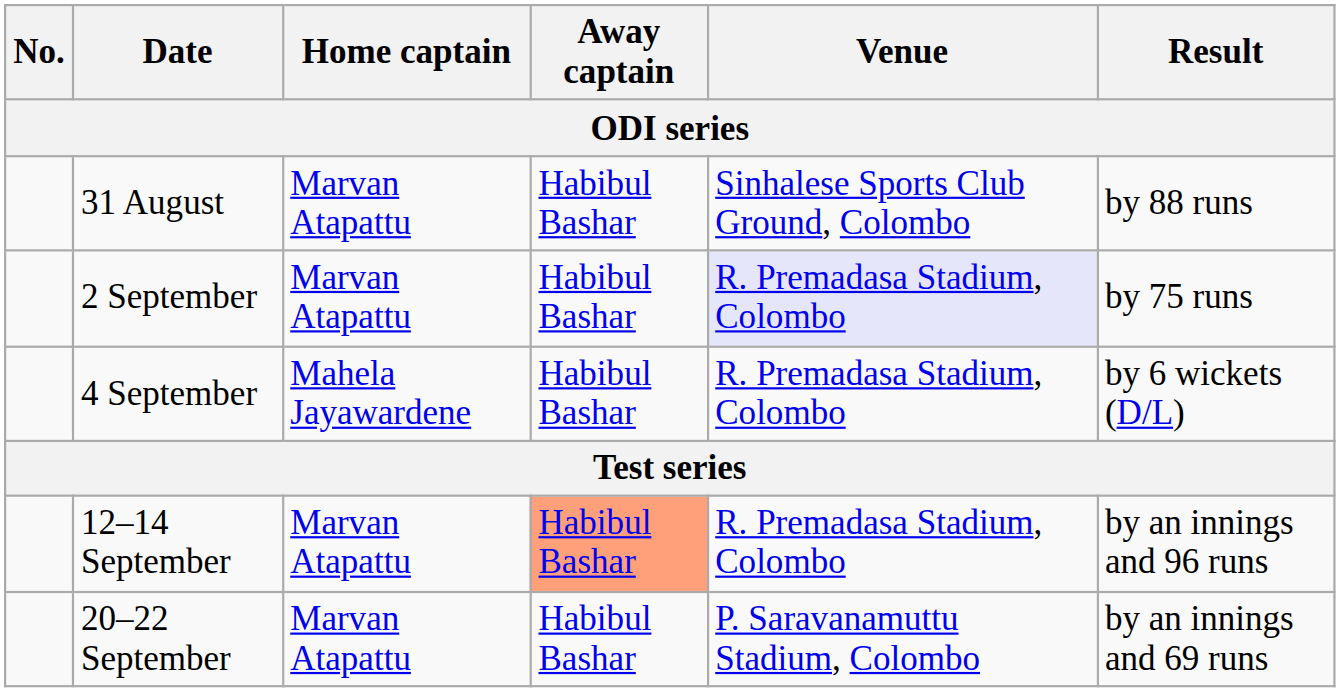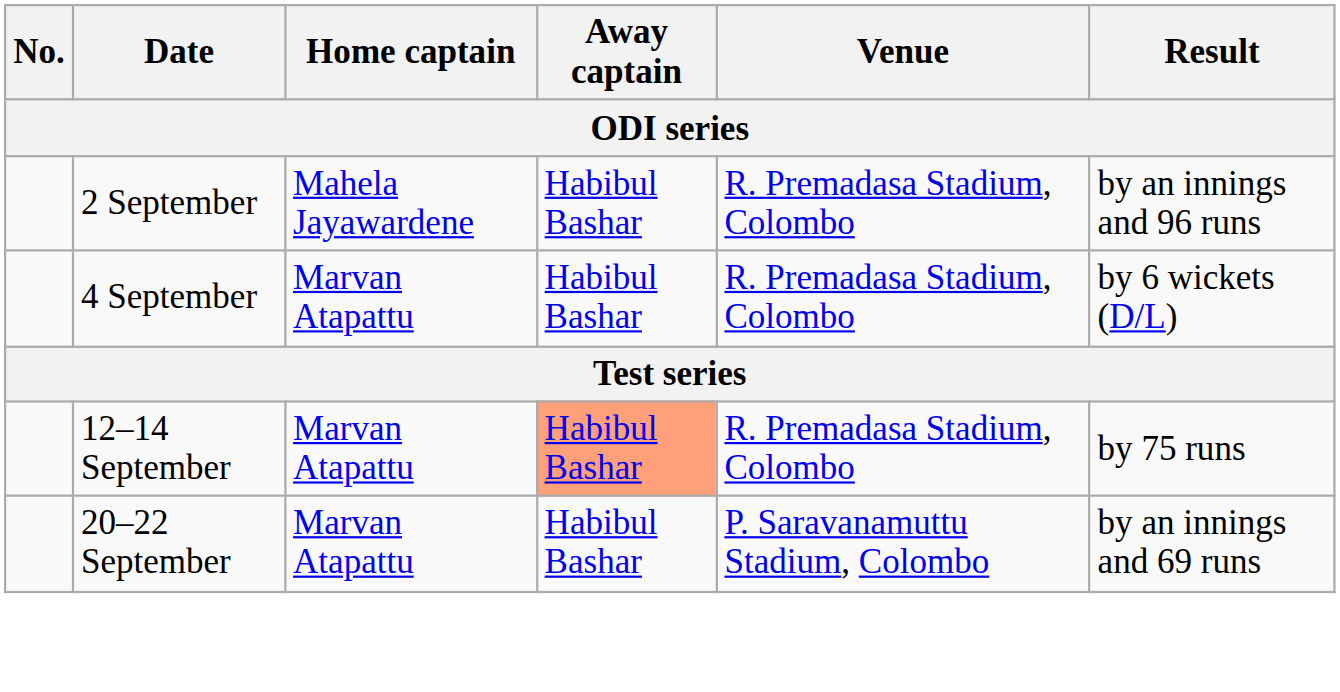- row: (152, 202)
(351, 297) Marvan Atapattu -> (384, 202) Mahela Jayawardene
(879, 297) lavender background -> (888, 202) no background
(1179, 297) by 75 runs -> (1192, 202) by an innings and 96 runs
(381, 392) Mahela Jayawardene -> (353, 297) Marvan Atapattu
(1199, 543) by an innings and 96 runs -> (1172, 448) by 75 runs
